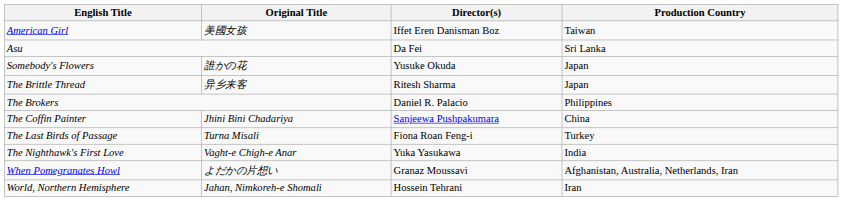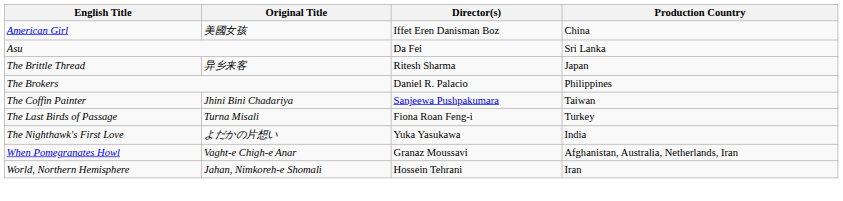(580, 30) Taiwan -> (577, 30) China
- row: (50, 66)
(577, 119) China -> (580, 100) Taiwan
(250, 152) Vaght-e Chigh-e Anar -> (241, 134) よだかの片想い
(241, 170) よだかの片想い -> (250, 152) Vaght-e Chigh-e Anar
